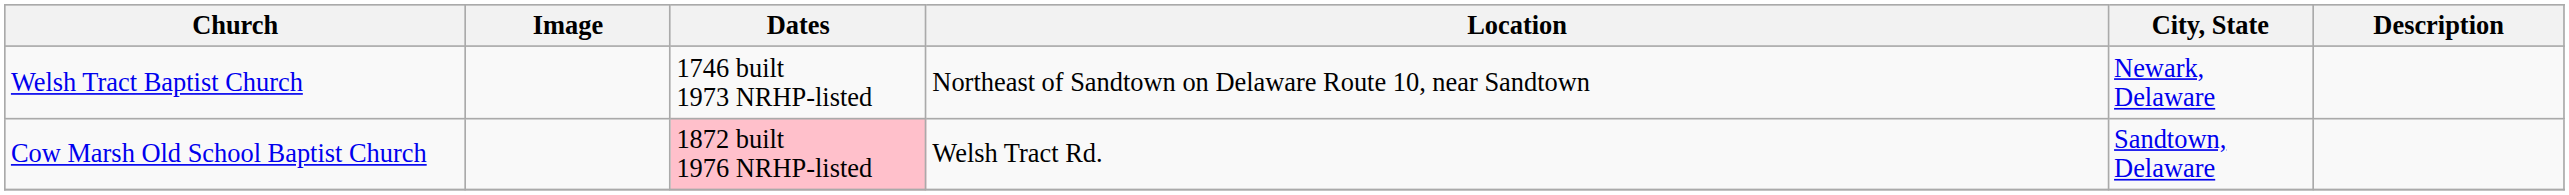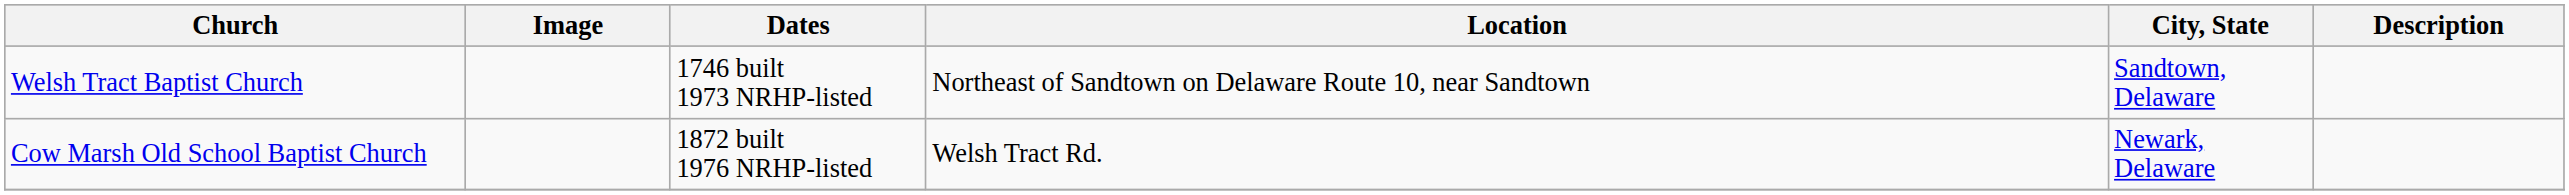(2165, 82) Newark, Delaware -> (2170, 82) Sandtown, Delaware
(774, 153) pink background -> (774, 153) no background
(2170, 153) Sandtown, Delaware -> (2165, 153) Newark, Delaware
